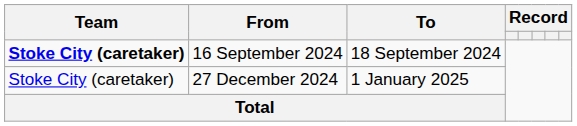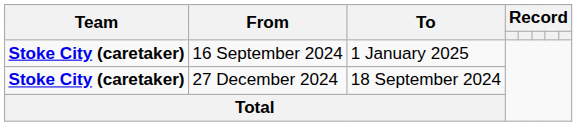(426, 53) 18 September 2024 -> (410, 53) 1 January 2025
(91, 80) normal -> (97, 80) bold
(410, 80) 1 January 2025 -> (426, 80) 18 September 2024
